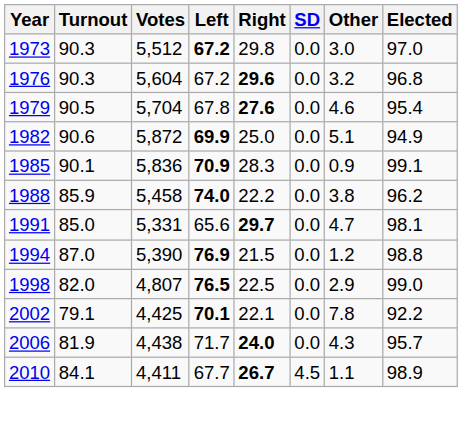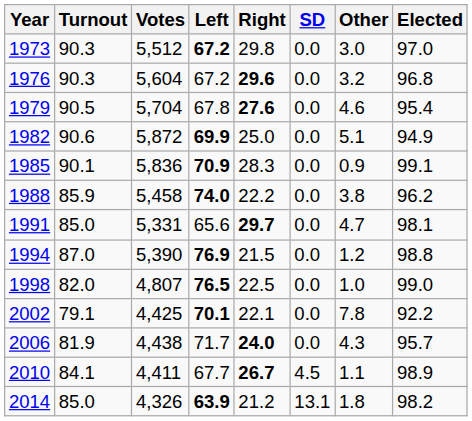(342, 284) 2.9 -> (352, 284) 1.0
+ row: (30, 401)
